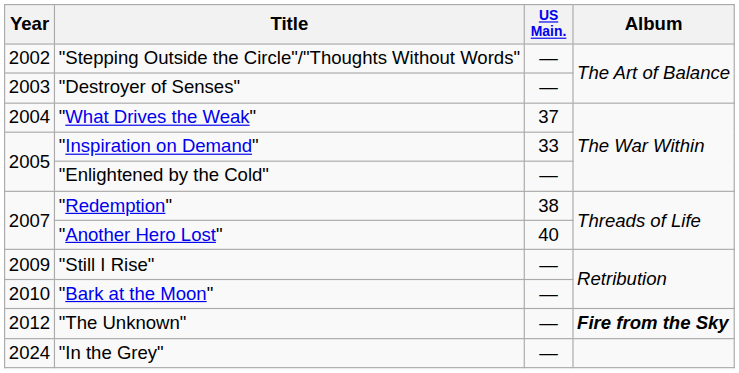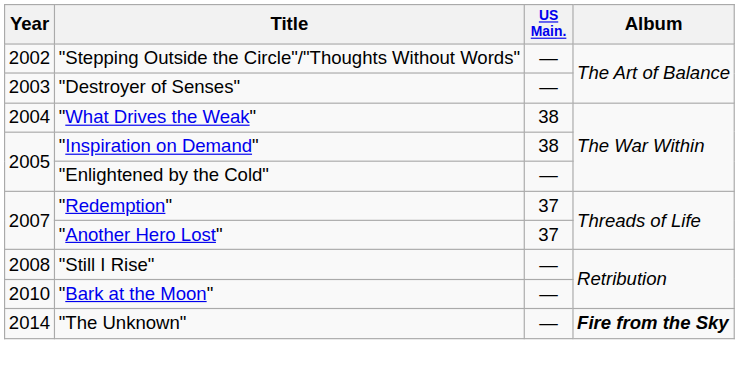(549, 117) 37 -> (549, 117) 38
(549, 146) 33 -> (549, 146) 38
(549, 205) 38 -> (549, 205) 37
(549, 235) 40 -> (549, 235) 37
(30, 264) 2009 -> (30, 264) 2008
(30, 323) 2012 -> (30, 323) 2014
- row: (111, 352)
